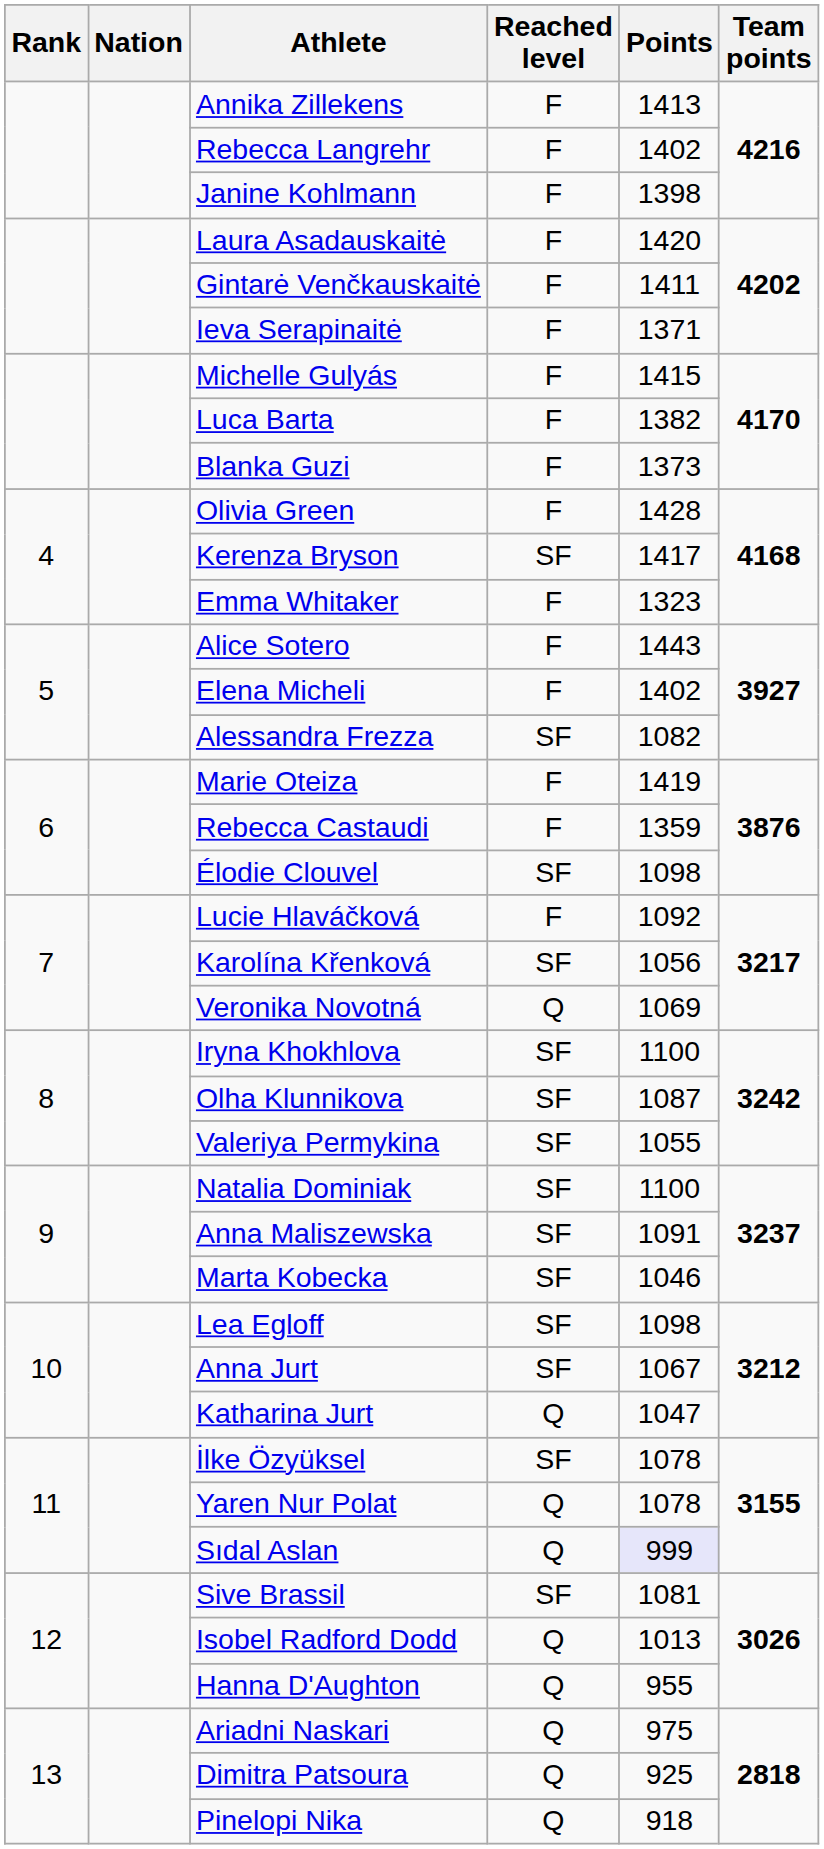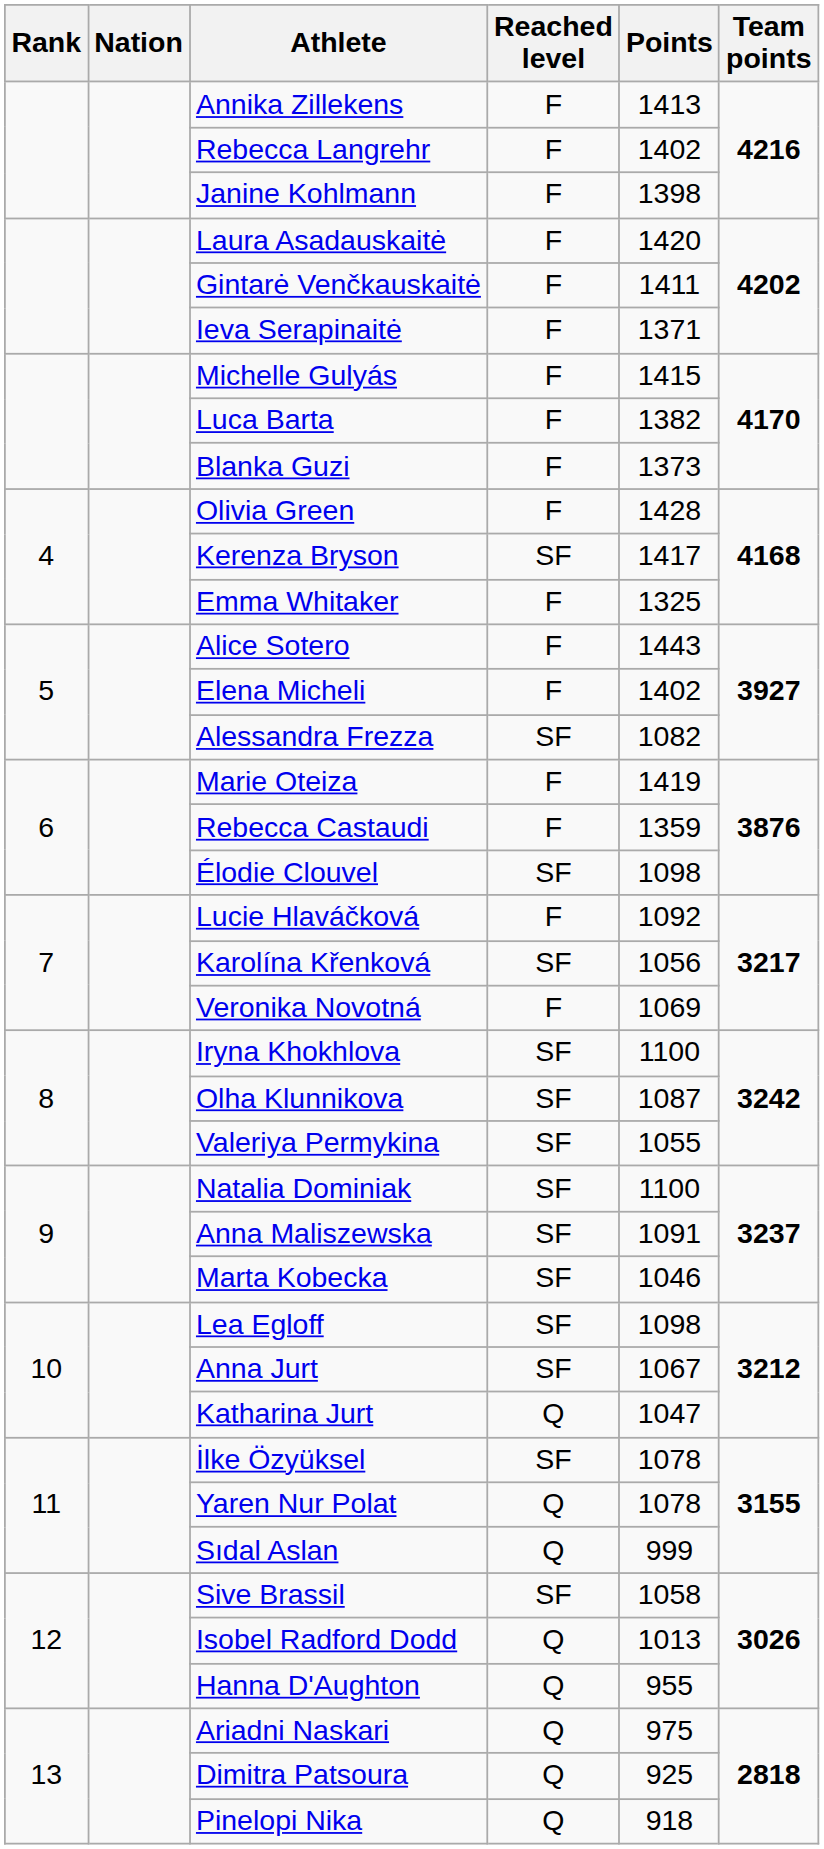(669, 601) 1323 -> (669, 601) 1325
(553, 1007) Q -> (553, 1007) F
(669, 1549) lavender background -> (669, 1549) no background
(669, 1594) 1081 -> (669, 1594) 1058
